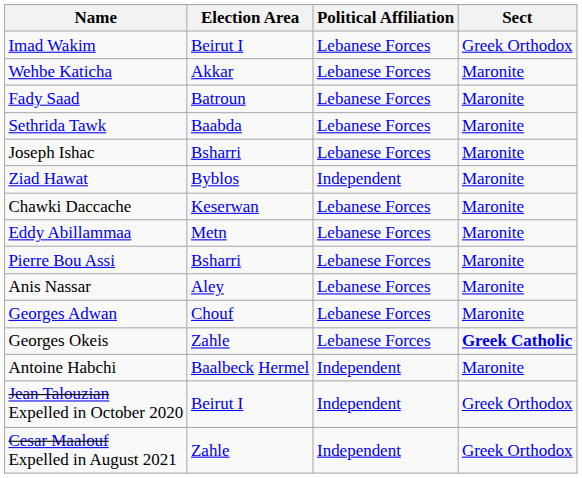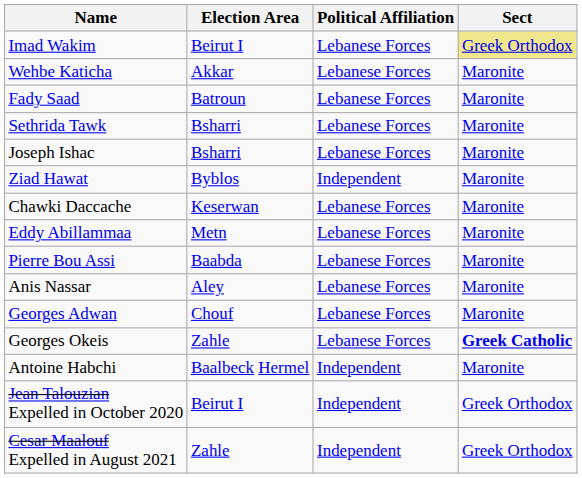(517, 44) no background -> (517, 44) khaki background
(216, 125) Baabda -> (216, 125) Bsharri
(216, 260) Bsharri -> (216, 260) Baabda
